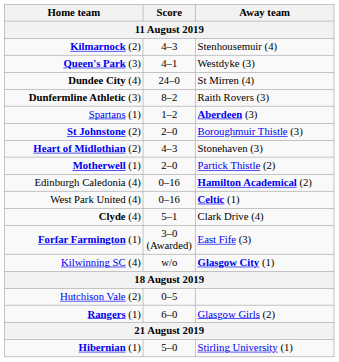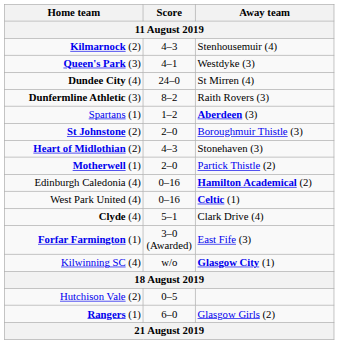- row: (110, 348)
